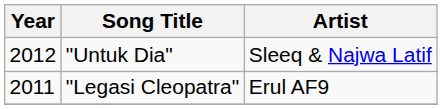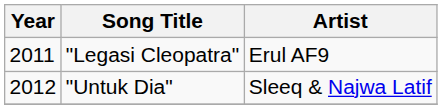rows swapped: (152, 87) <-> (119, 54)
